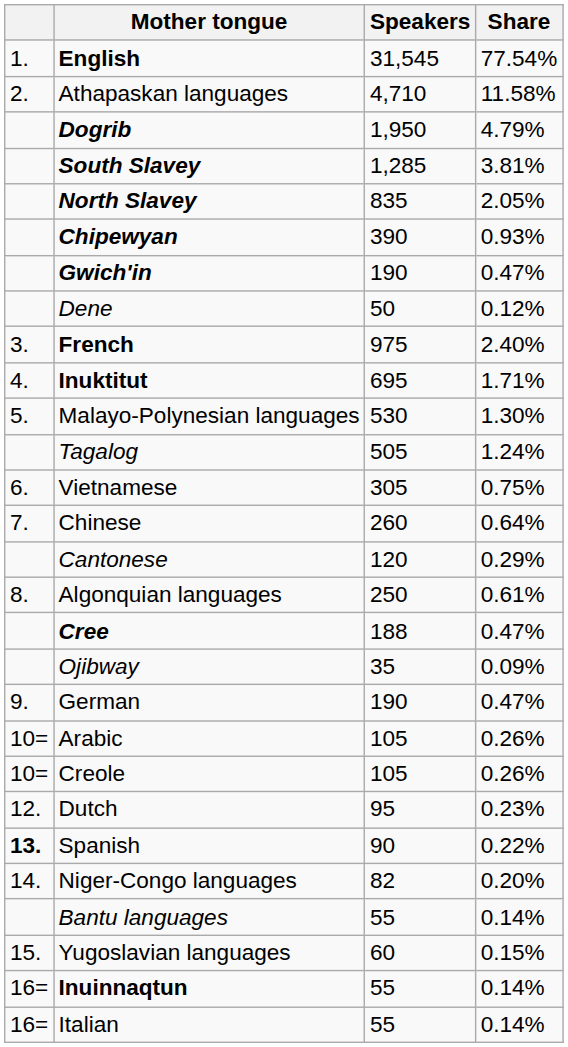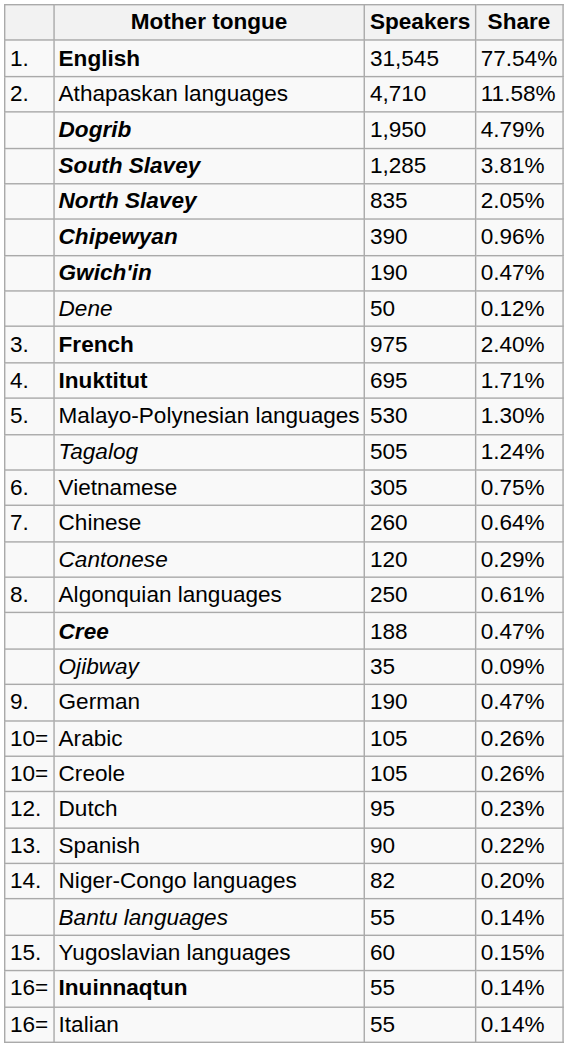(513, 237) 0.93% -> (513, 237) 0.96%
(26, 845) bold -> (26, 845) normal
